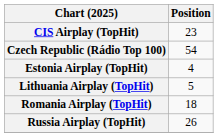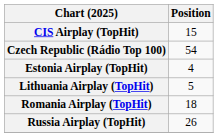(191, 31) 23 -> (191, 31) 15
